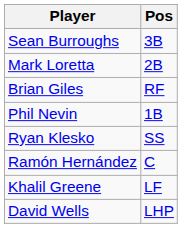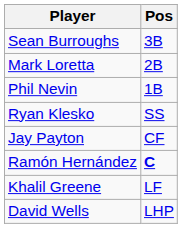- row: (46, 89)
+ row: (46, 138)
(150, 162) normal -> (150, 162) bold
